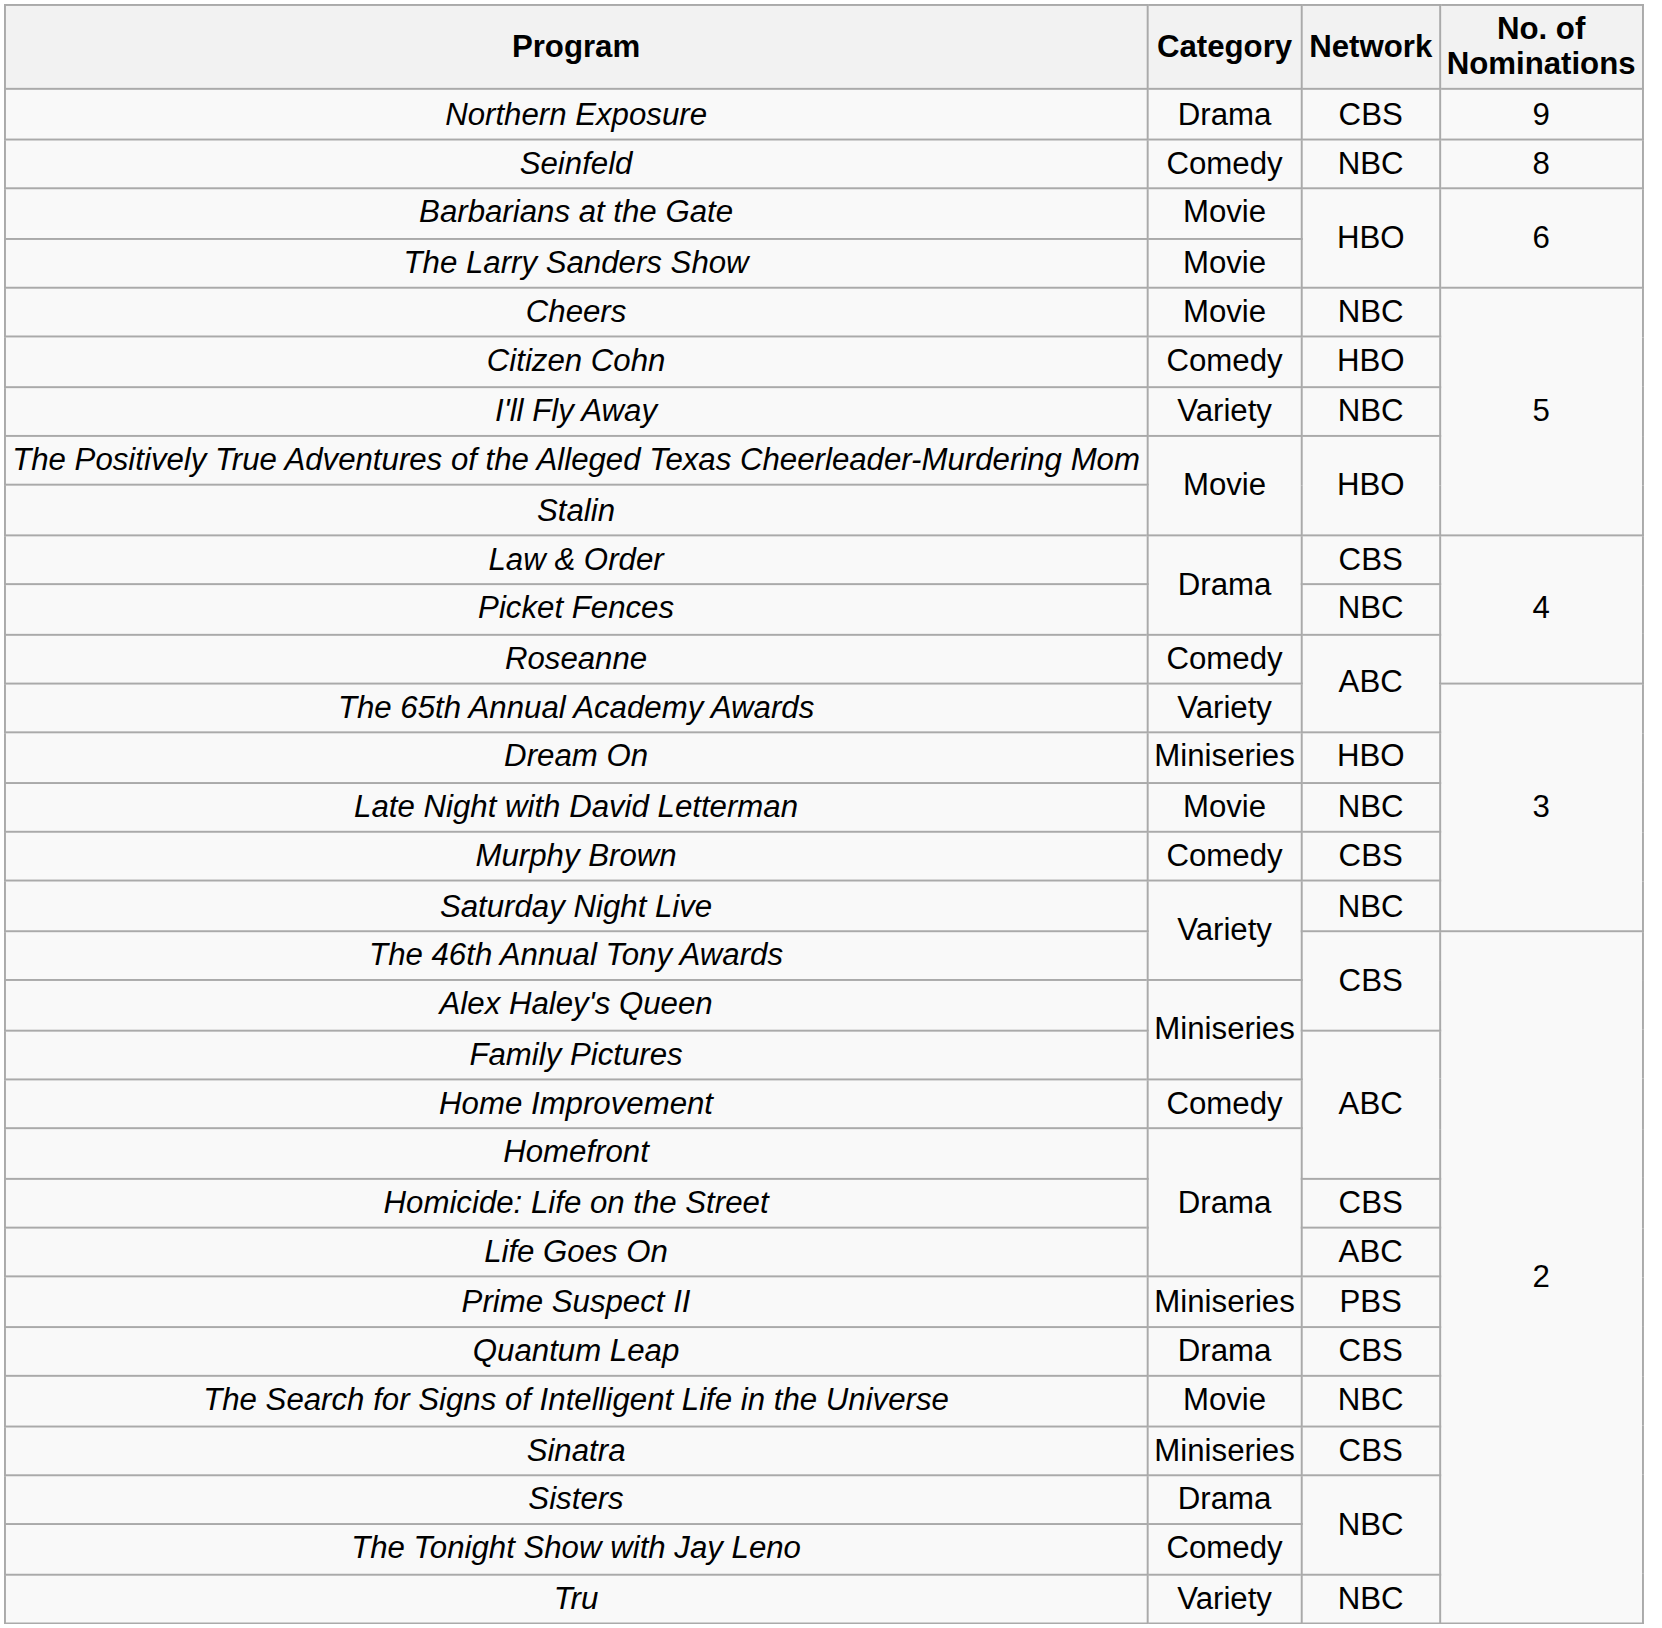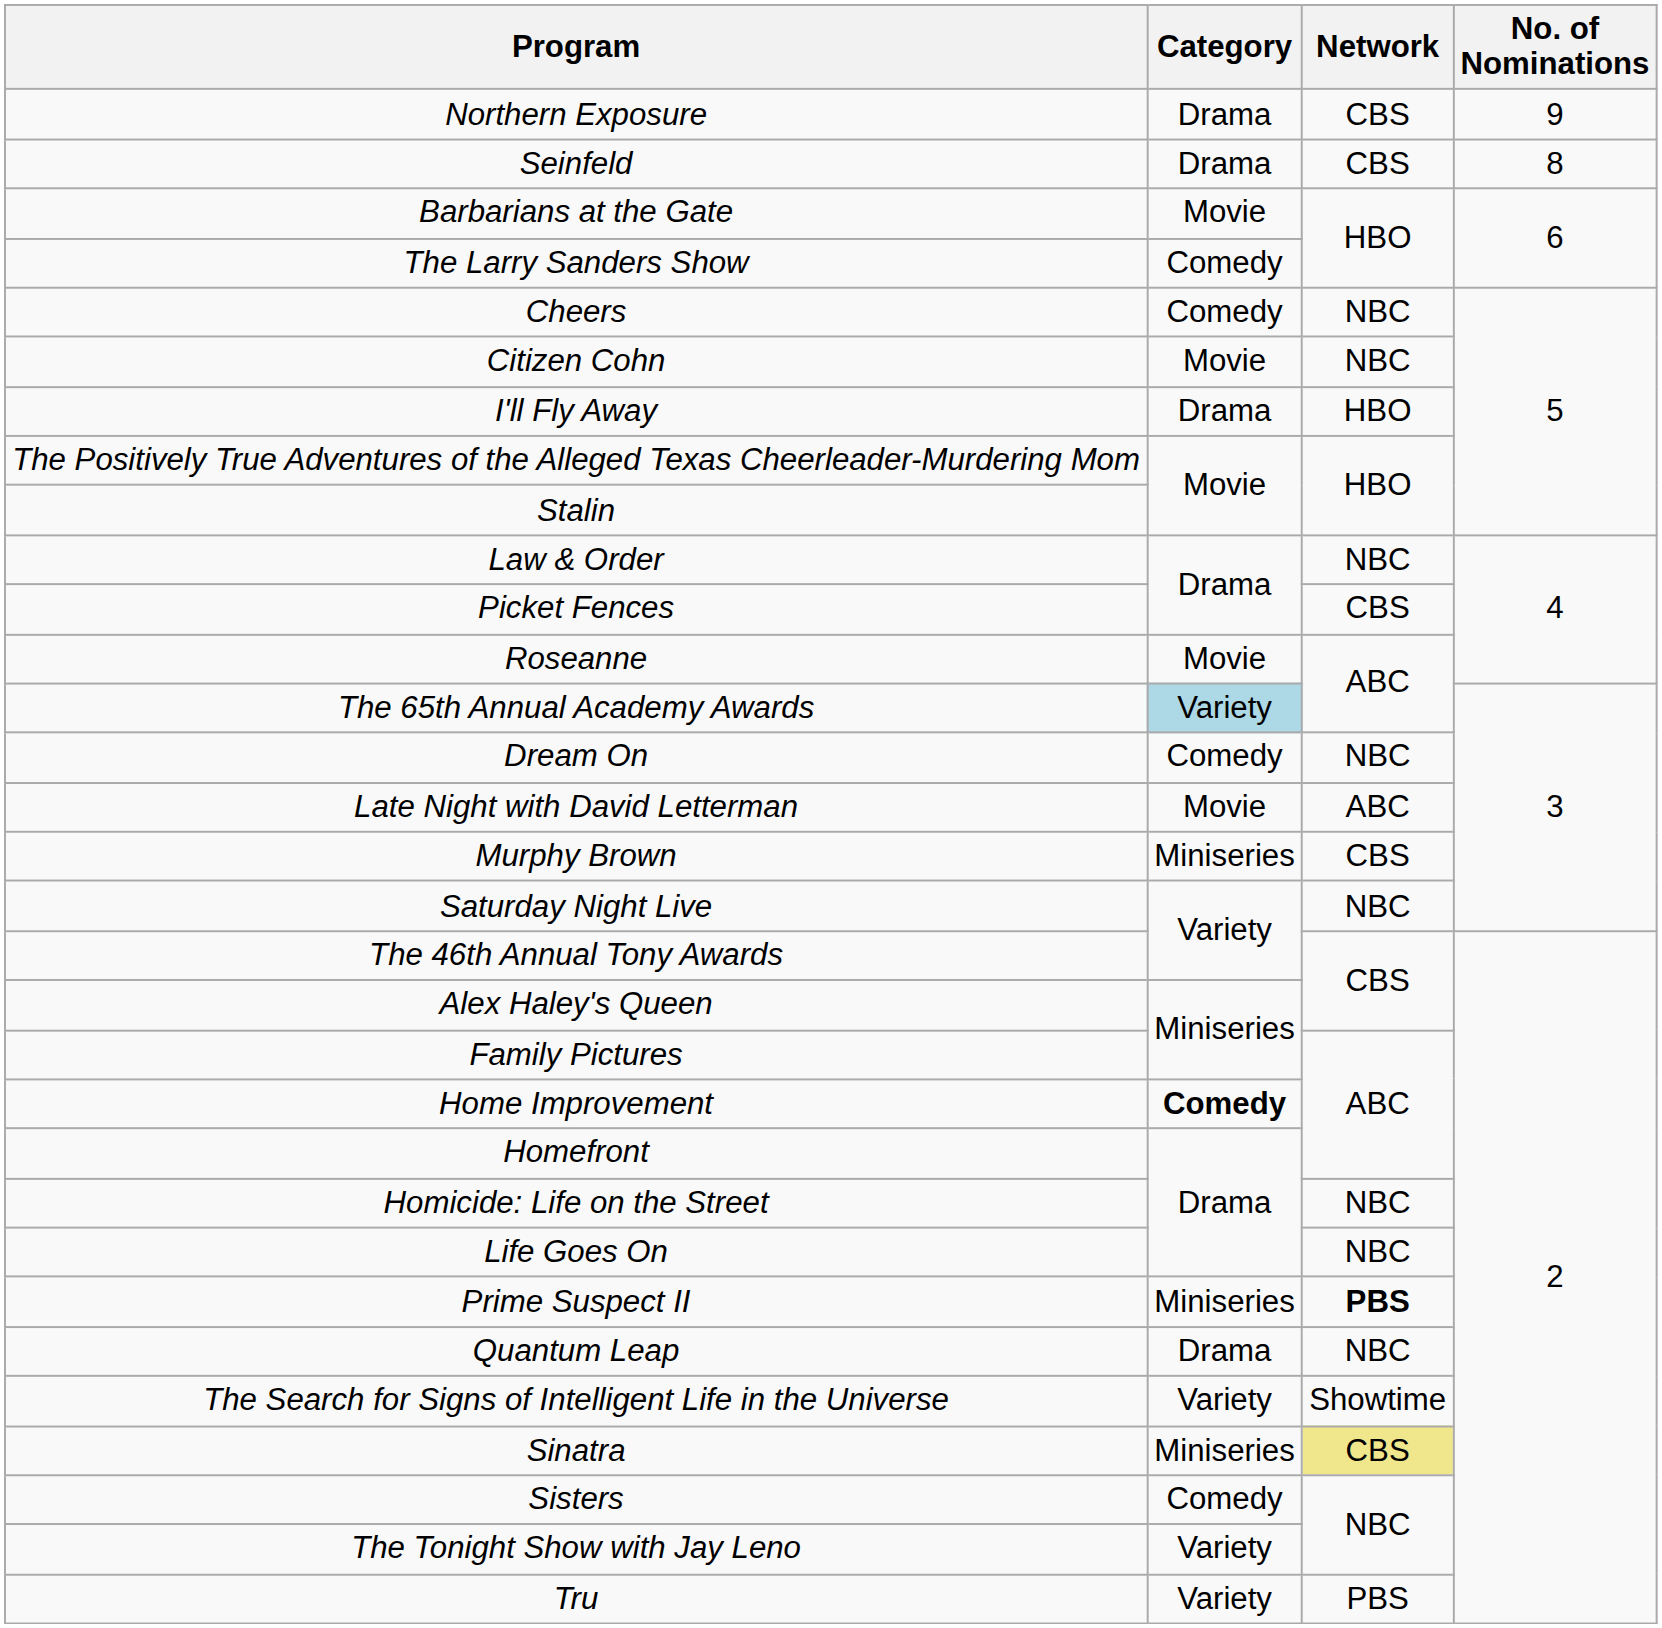(1225, 163) Comedy -> (1225, 163) Drama
(1371, 163) NBC -> (1378, 163) CBS
(1225, 262) Movie -> (1225, 262) Comedy
(1225, 311) Movie -> (1225, 311) Comedy
(1225, 361) Comedy -> (1225, 361) Movie
(1371, 361) HBO -> (1378, 361) NBC
(1225, 410) Variety -> (1225, 410) Drama
(1371, 410) NBC -> (1378, 410) HBO
(1371, 559) CBS -> (1378, 559) NBC
(1371, 608) NBC -> (1378, 608) CBS
(1225, 658) Comedy -> (1225, 658) Movie
(1225, 707) no background -> (1225, 707) lightblue background
(1225, 757) Miniseries -> (1225, 757) Comedy
(1371, 757) HBO -> (1378, 757) NBC
(1371, 806) NBC -> (1378, 806) ABC
(1225, 856) Comedy -> (1225, 856) Miniseries
(1225, 1103) normal -> (1225, 1103) bold
(1371, 1202) CBS -> (1378, 1202) NBC
(1371, 1251) ABC -> (1378, 1251) NBC
(1371, 1301) normal -> (1378, 1301) bold
(1371, 1350) CBS -> (1378, 1350) NBC
(1225, 1400) Movie -> (1225, 1400) Variety
(1371, 1400) NBC -> (1378, 1400) Showtime
(1371, 1449) no background -> (1378, 1449) khaki background
(1225, 1499) Drama -> (1225, 1499) Comedy
(1225, 1548) Comedy -> (1225, 1548) Variety
(1371, 1598) NBC -> (1378, 1598) PBS
